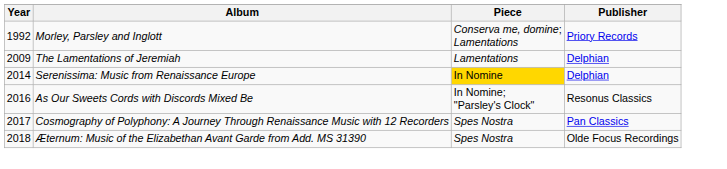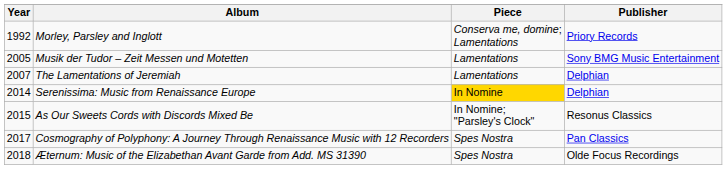+ row: (142, 59)
(19, 59) 2009 -> (19, 76) 2007
(19, 99) 2016 -> (19, 116) 2015
